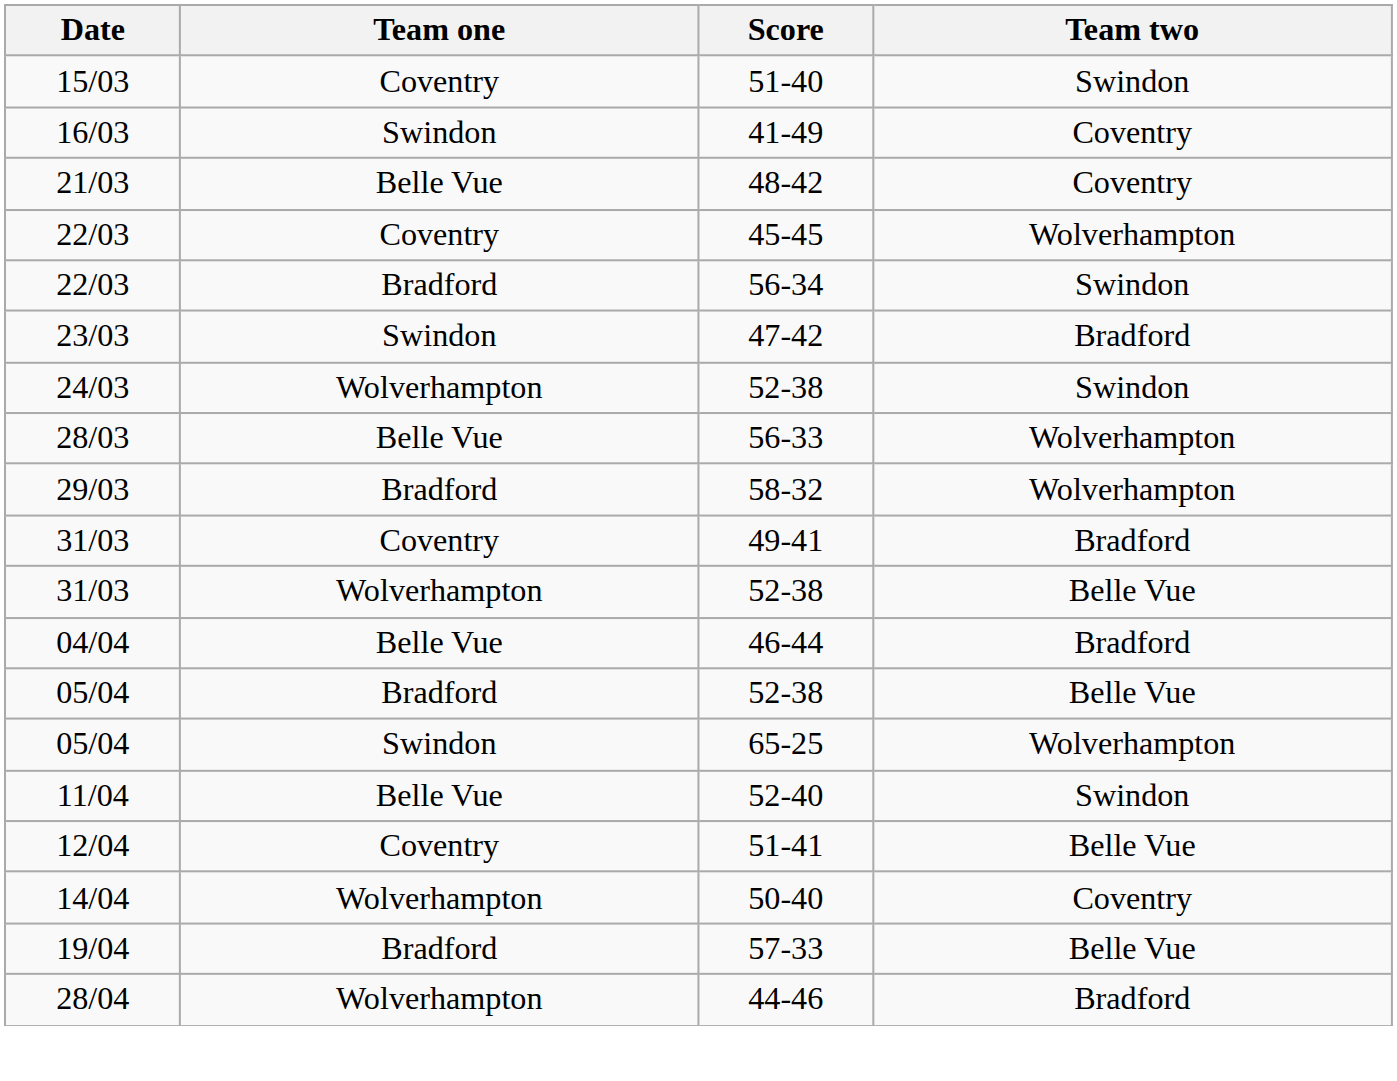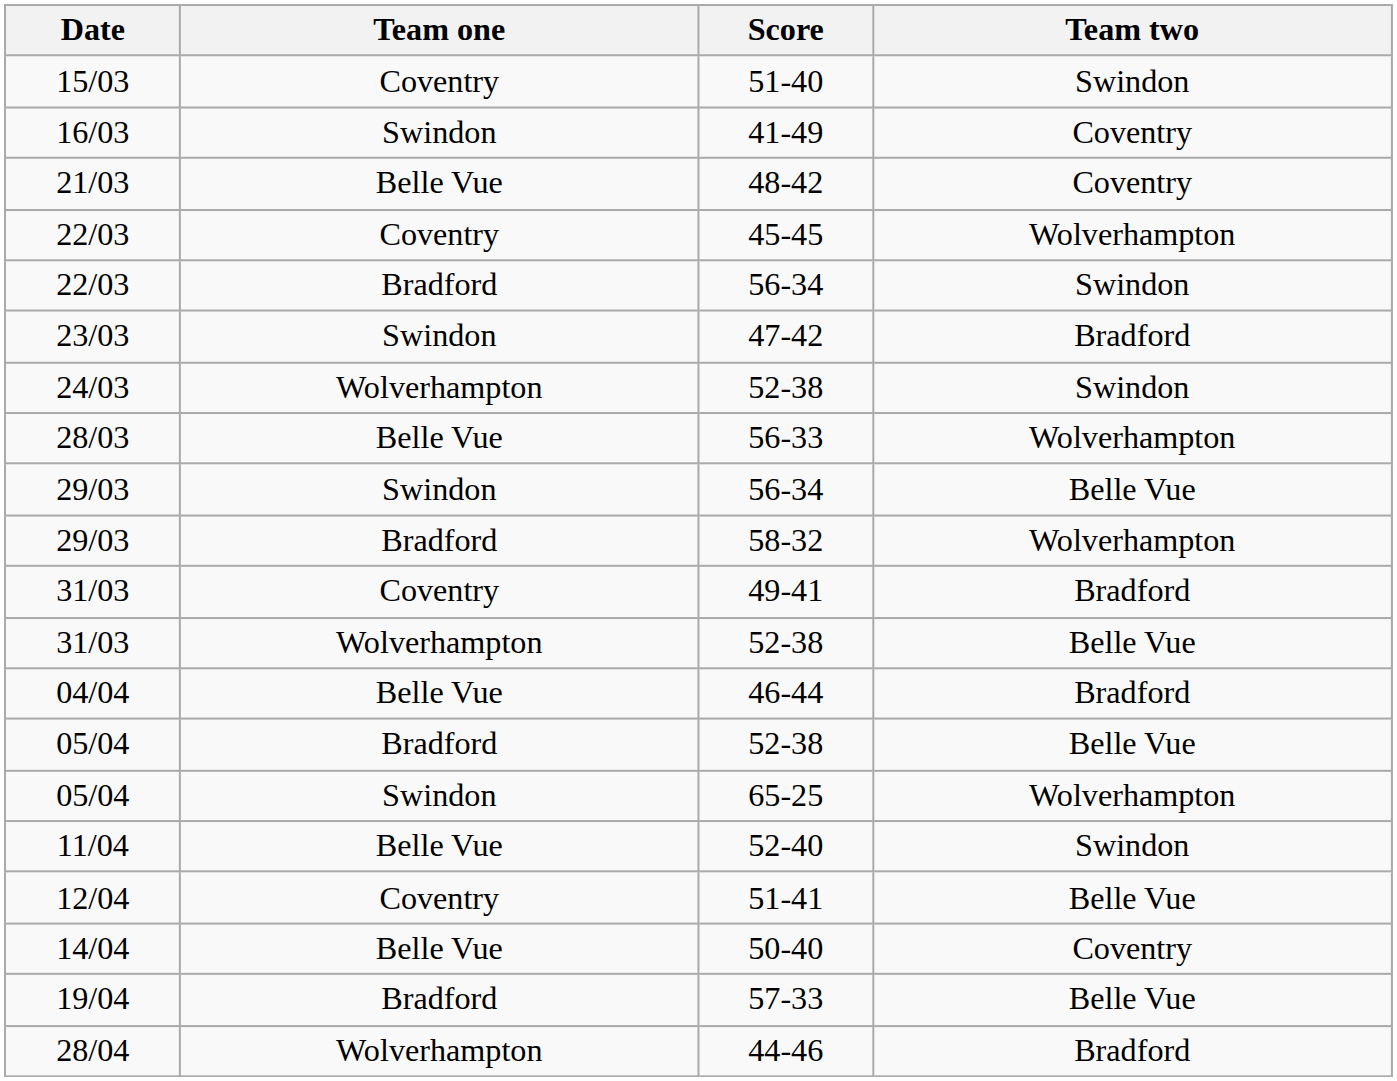+ row: (93, 489)
(439, 897) Wolverhampton -> (439, 948) Belle Vue
